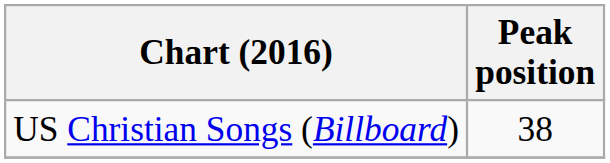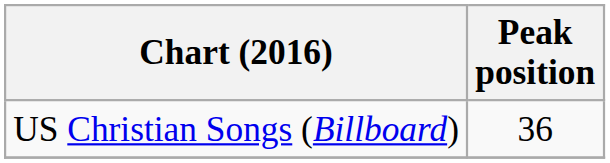(535, 128) 38 -> (535, 128) 36
